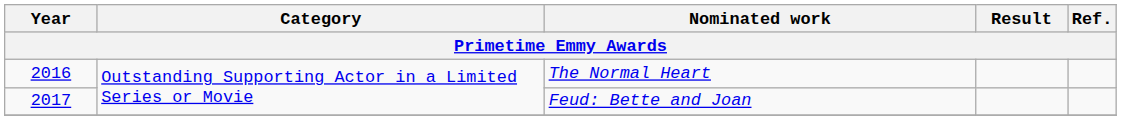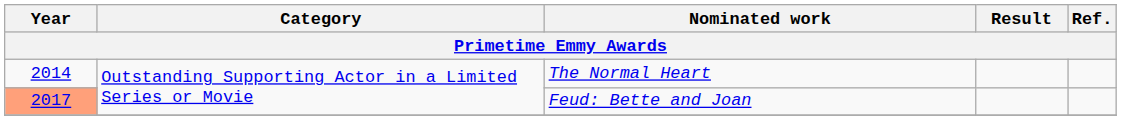(51, 74) 2016 -> (51, 74) 2014
(51, 101) no background -> (51, 101) lightsalmon background
